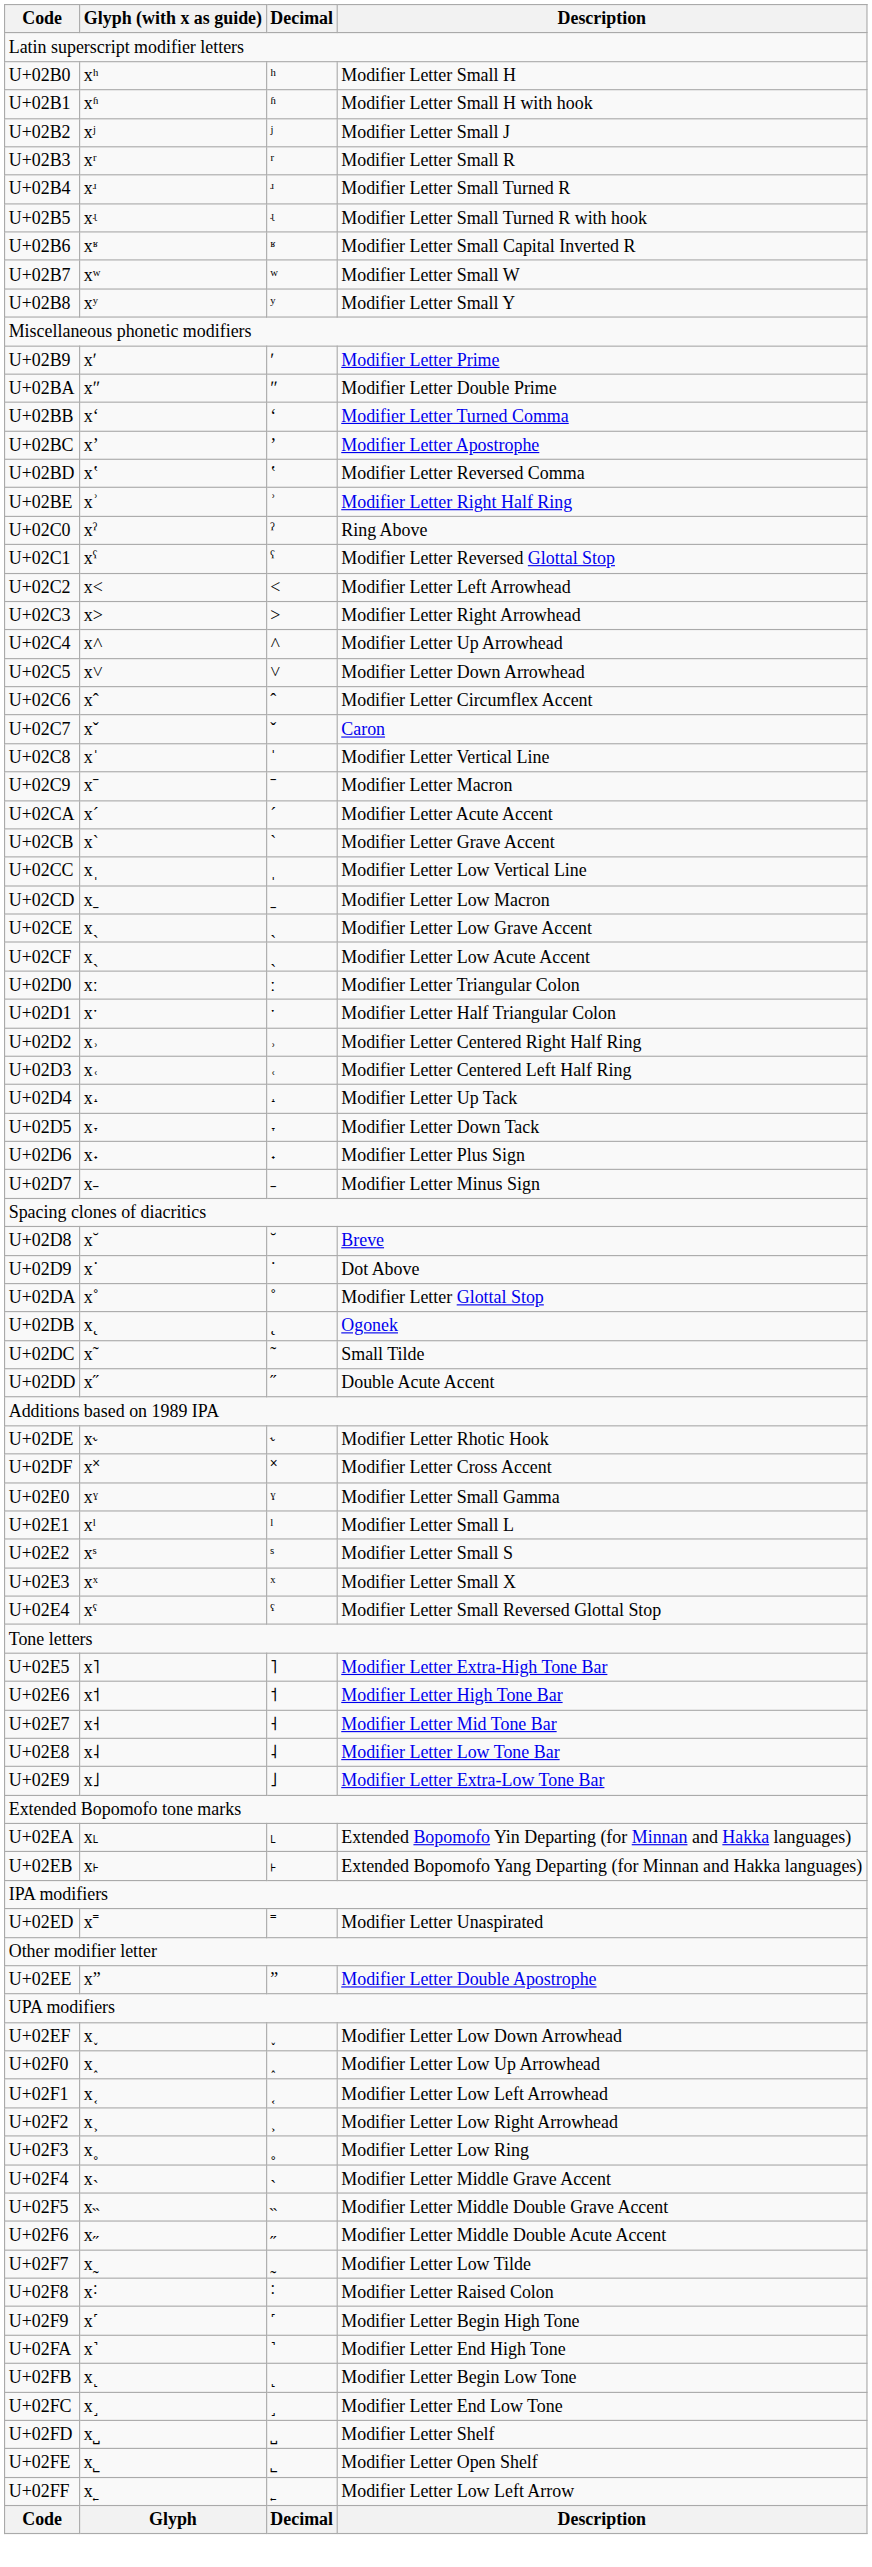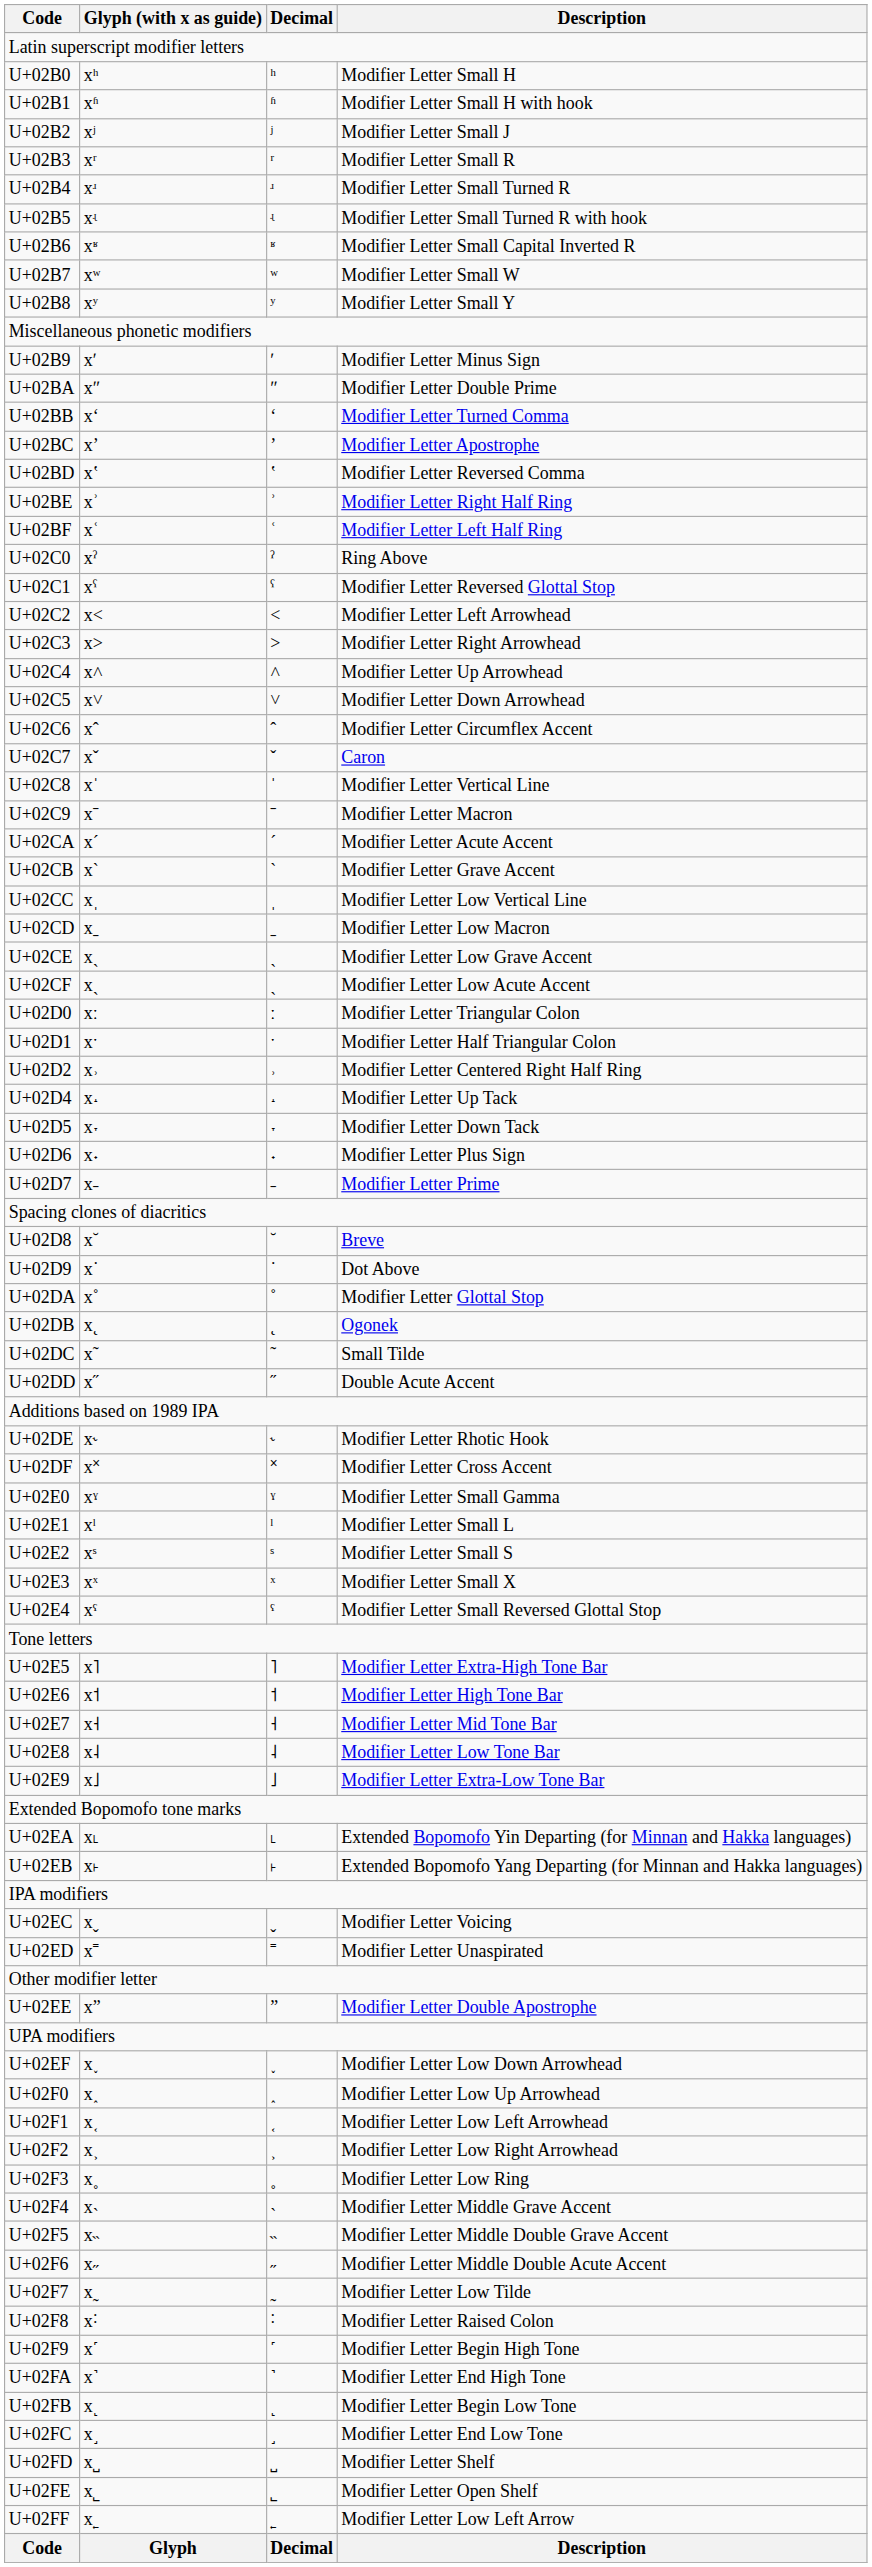(420, 359) Modifier Letter Prime -> (441, 359) Modifier Letter Minus Sign
+ row: (40, 530)
- row: (40, 1070)
(441, 1183) Modifier Letter Minus Sign -> (420, 1183) Modifier Letter Prime
+ row: (41, 1922)
